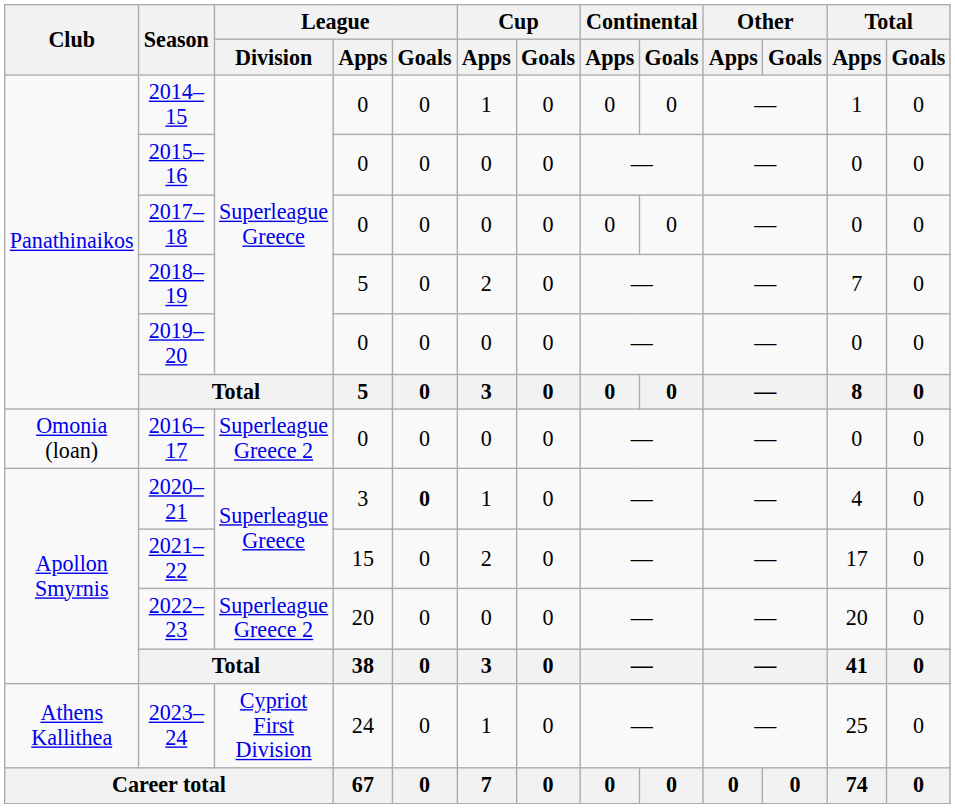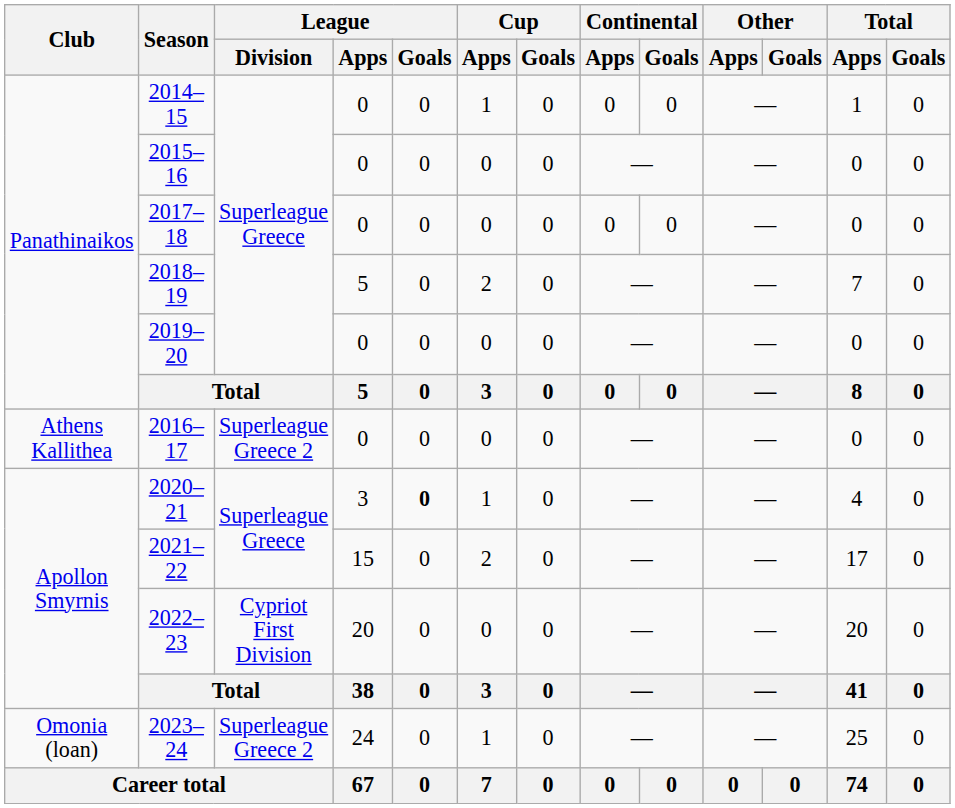(72, 438) Omonia (loan) -> (72, 438) Athens Kallithea
(274, 618) Superleague Greece 2 -> (274, 630) Cypriot First Division
(72, 725) Athens Kallithea -> (72, 738) Omonia (loan)
(274, 725) Cypriot First Division -> (274, 738) Superleague Greece 2
